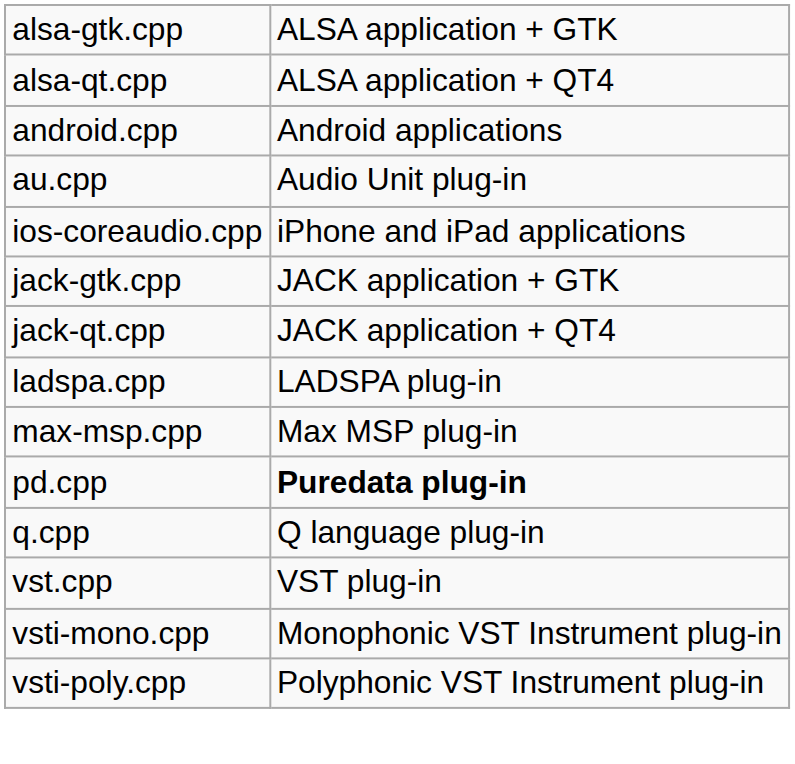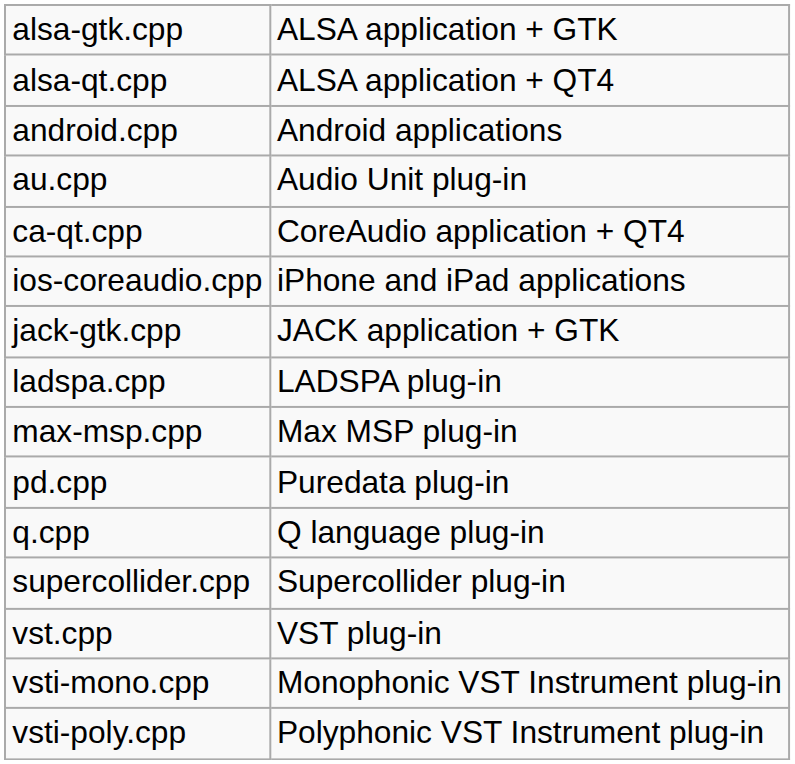+ row: (77, 230)
- row: (89, 331)
(402, 481) bold -> (393, 481) normal
+ row: (131, 582)
